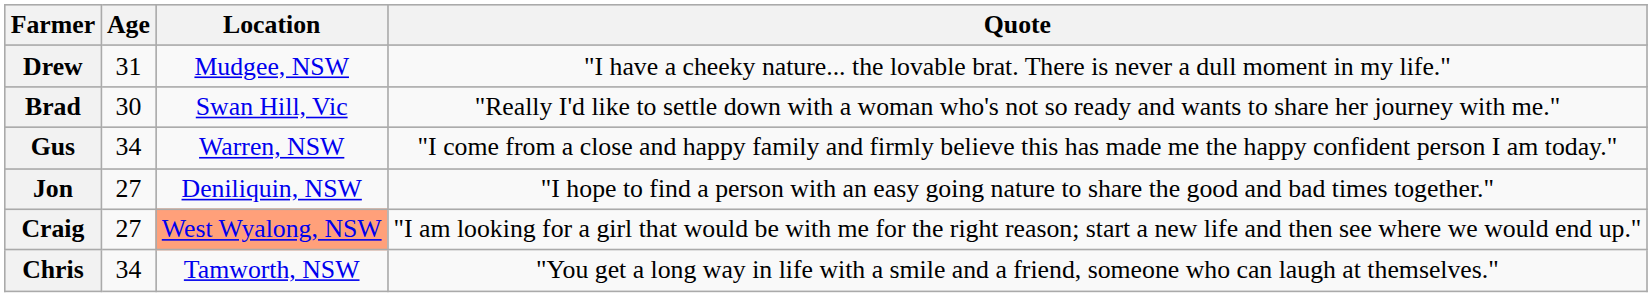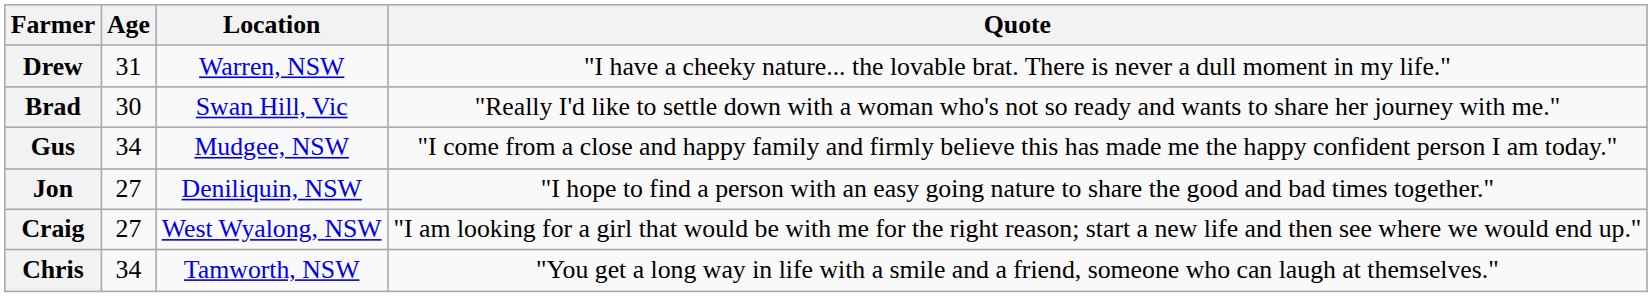(272, 65) Mudgee, NSW -> (272, 65) Warren, NSW
(272, 147) Warren, NSW -> (272, 147) Mudgee, NSW
(272, 229) lightsalmon background -> (272, 229) no background
